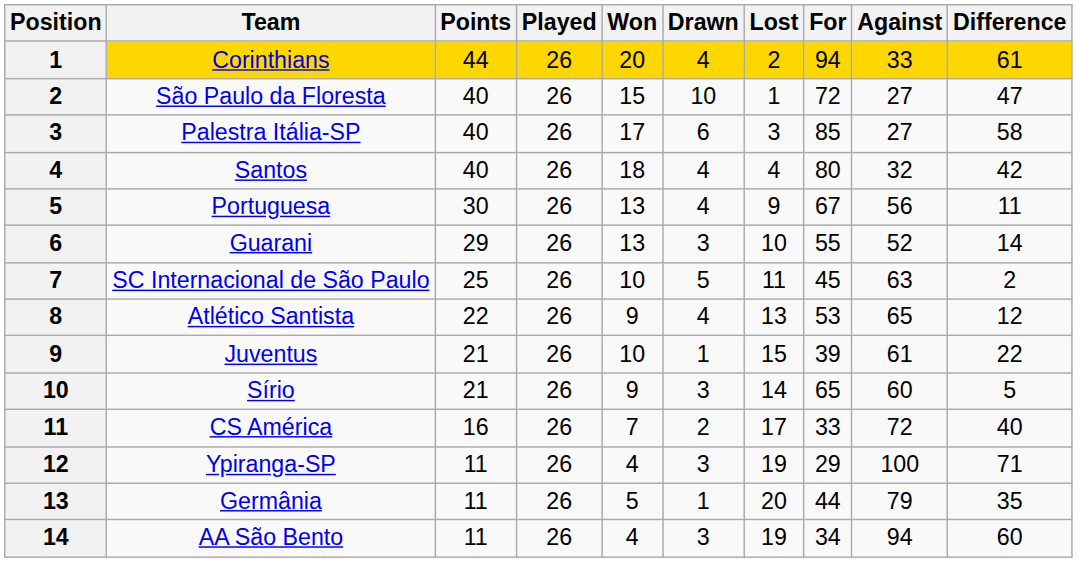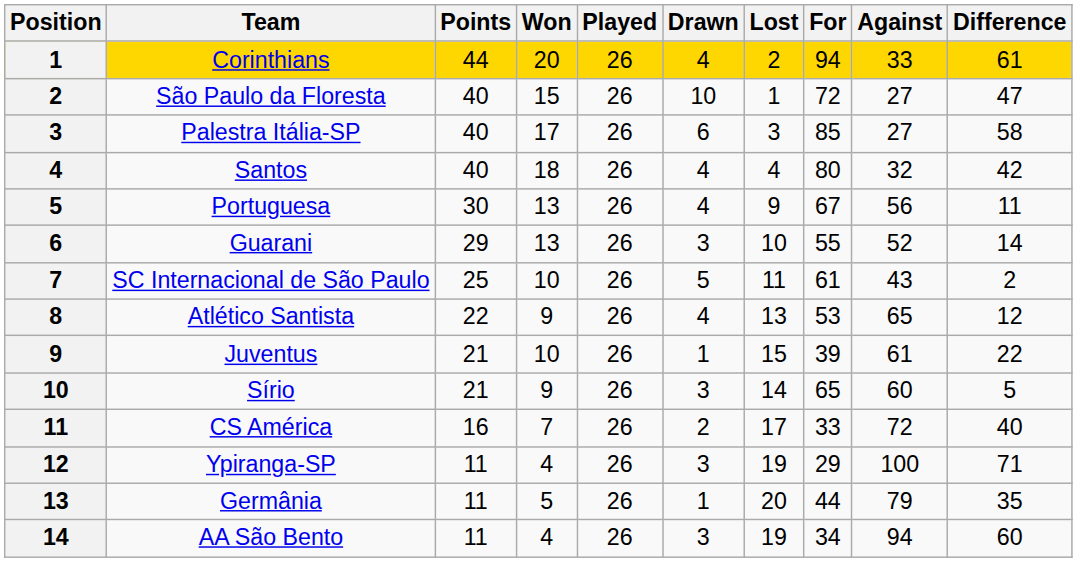columns swapped: (559, 22) <-> (632, 22)
(828, 280) 45 -> (828, 280) 61
(900, 280) 63 -> (900, 280) 43
